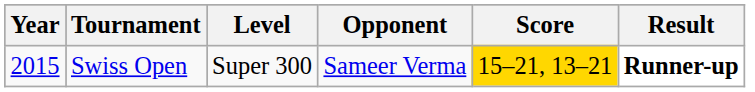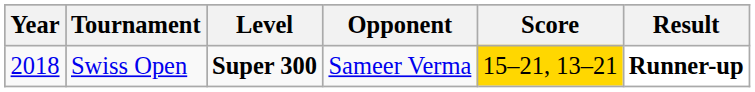(35, 65) 2015 -> (35, 65) 2018
(262, 65) normal -> (265, 65) bold
